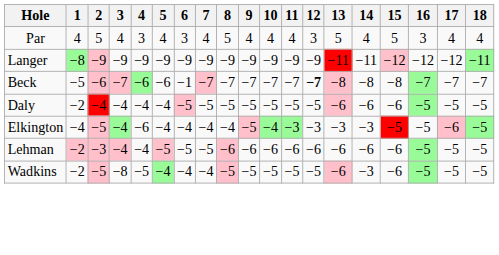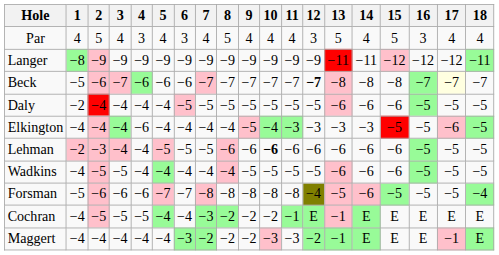(185, 82) −1 -> (185, 82) −6
(452, 82) no background -> (452, 82) lightyellow background
(99, 127) −5 -> (99, 127) −4
(271, 149) normal -> (271, 149) bold
(77, 171) −2 -> (77, 171) −4
(120, 171) −8 -> (120, 171) −5
(142, 171) −5 -> (142, 171) −4
(228, 171) −5 -> (228, 171) −4
(366, 171) −3 -> (366, 171) −6
+ row: (32, 194)
+ row: (32, 216)
+ row: (32, 238)
